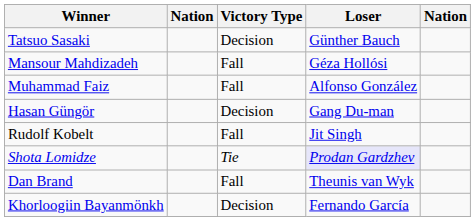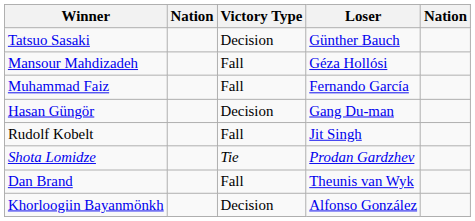(363, 87) Alfonso González -> (359, 87) Fernando García
(362, 157) lavender background -> (362, 157) no background
(359, 205) Fernando García -> (363, 205) Alfonso González
